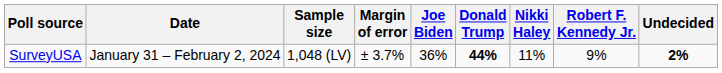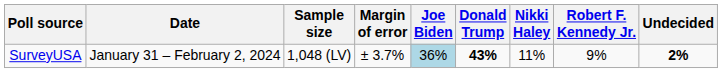(433, 55) no background -> (433, 55) lightblue background
(483, 55) 44% -> (483, 55) 43%
